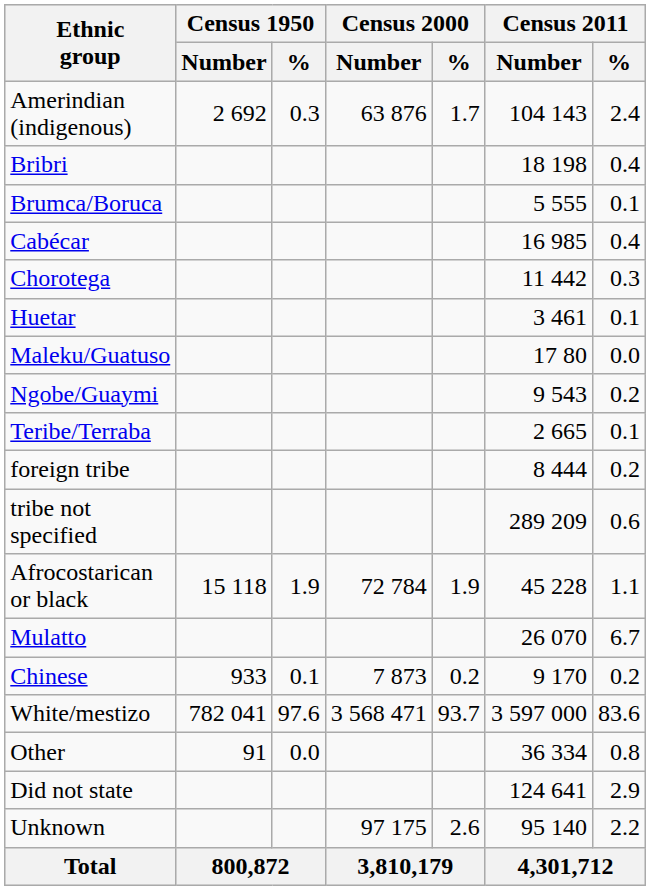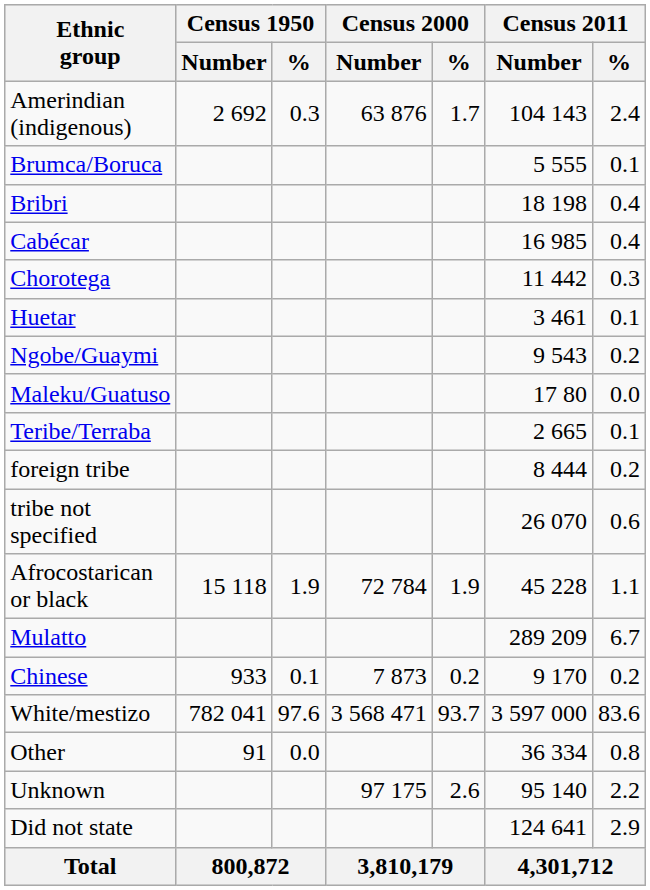rows swapped: (39, 164) <-> (86, 202)
rows swapped: (90, 355) <-> (84, 393)
(548, 520) 289 209 -> (554, 520) 26 070
(554, 637) 26 070 -> (548, 637) 289 209
rows swapped: (72, 789) <-> (58, 827)
